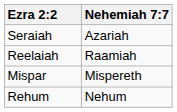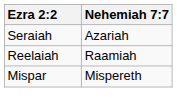- row: (28, 96)
